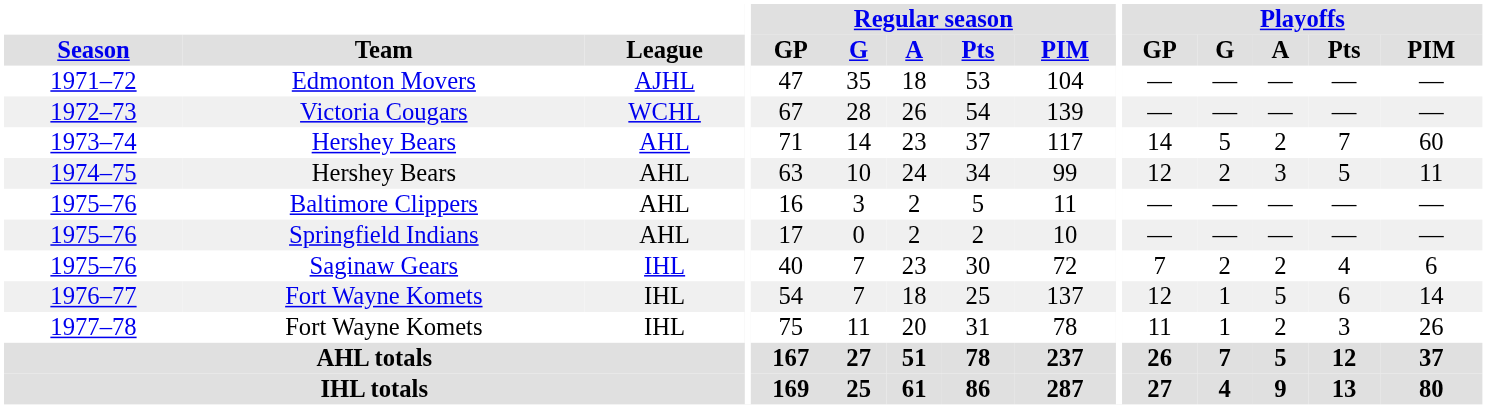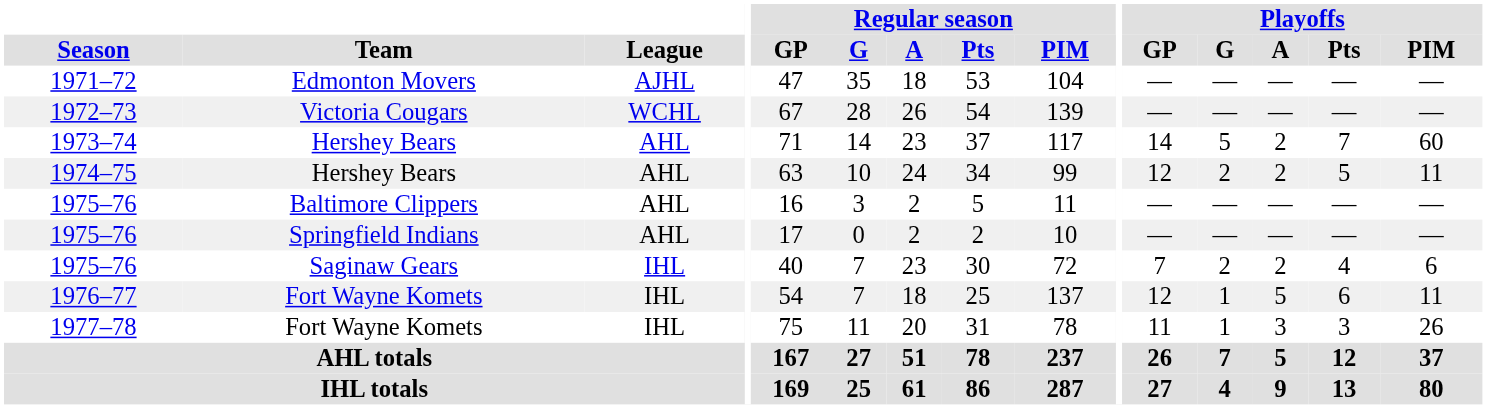(1280, 173) 3 -> (1280, 173) 2
(1431, 296) 14 -> (1431, 296) 11
(1280, 327) 2 -> (1280, 327) 3
